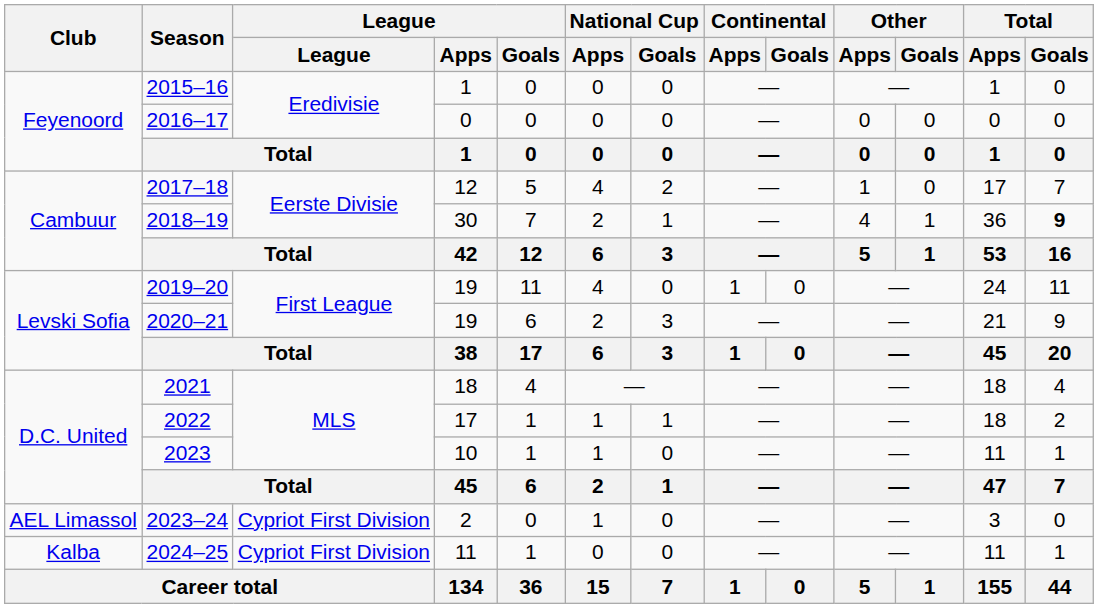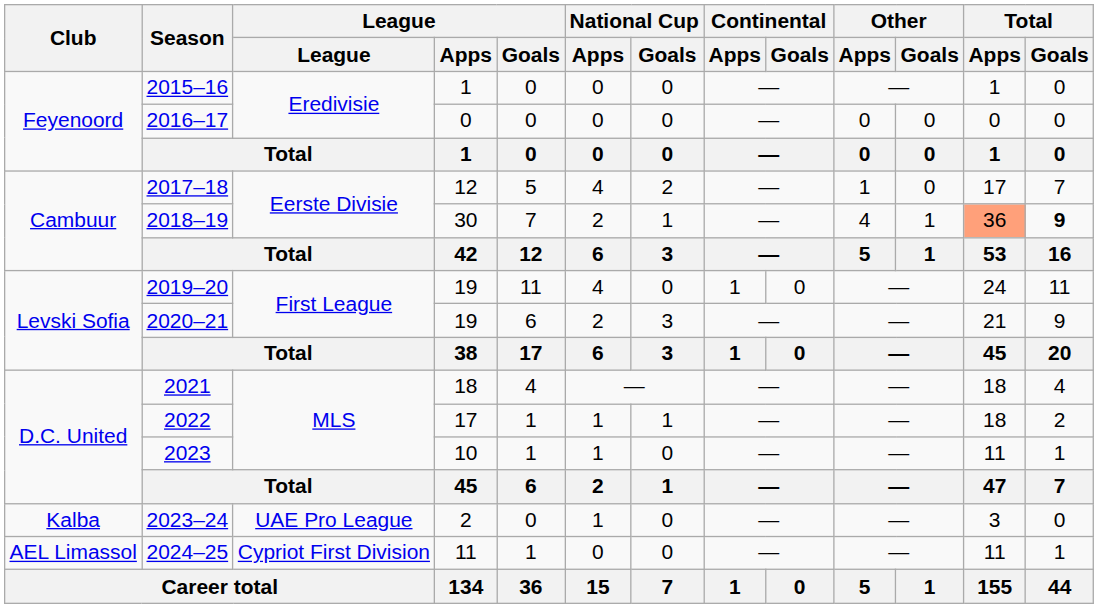(995, 220) no background -> (995, 220) lightsalmon background
(73, 519) AEL Limassol -> (73, 519) Kalba
(334, 519) Cypriot First Division -> (334, 519) UAE Pro League
(73, 552) Kalba -> (73, 552) AEL Limassol
